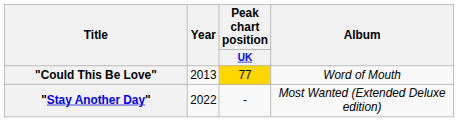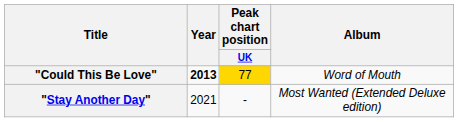(203, 75) normal -> (203, 75) bold
(203, 100) 2022 -> (203, 100) 2021
